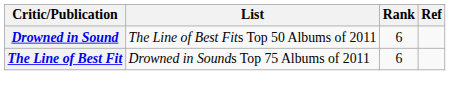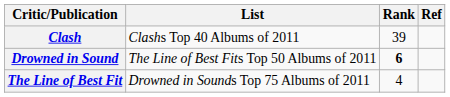+ row: (65, 37)
(399, 37) normal -> (399, 59) bold
(399, 59) 6 -> (399, 80) 4
